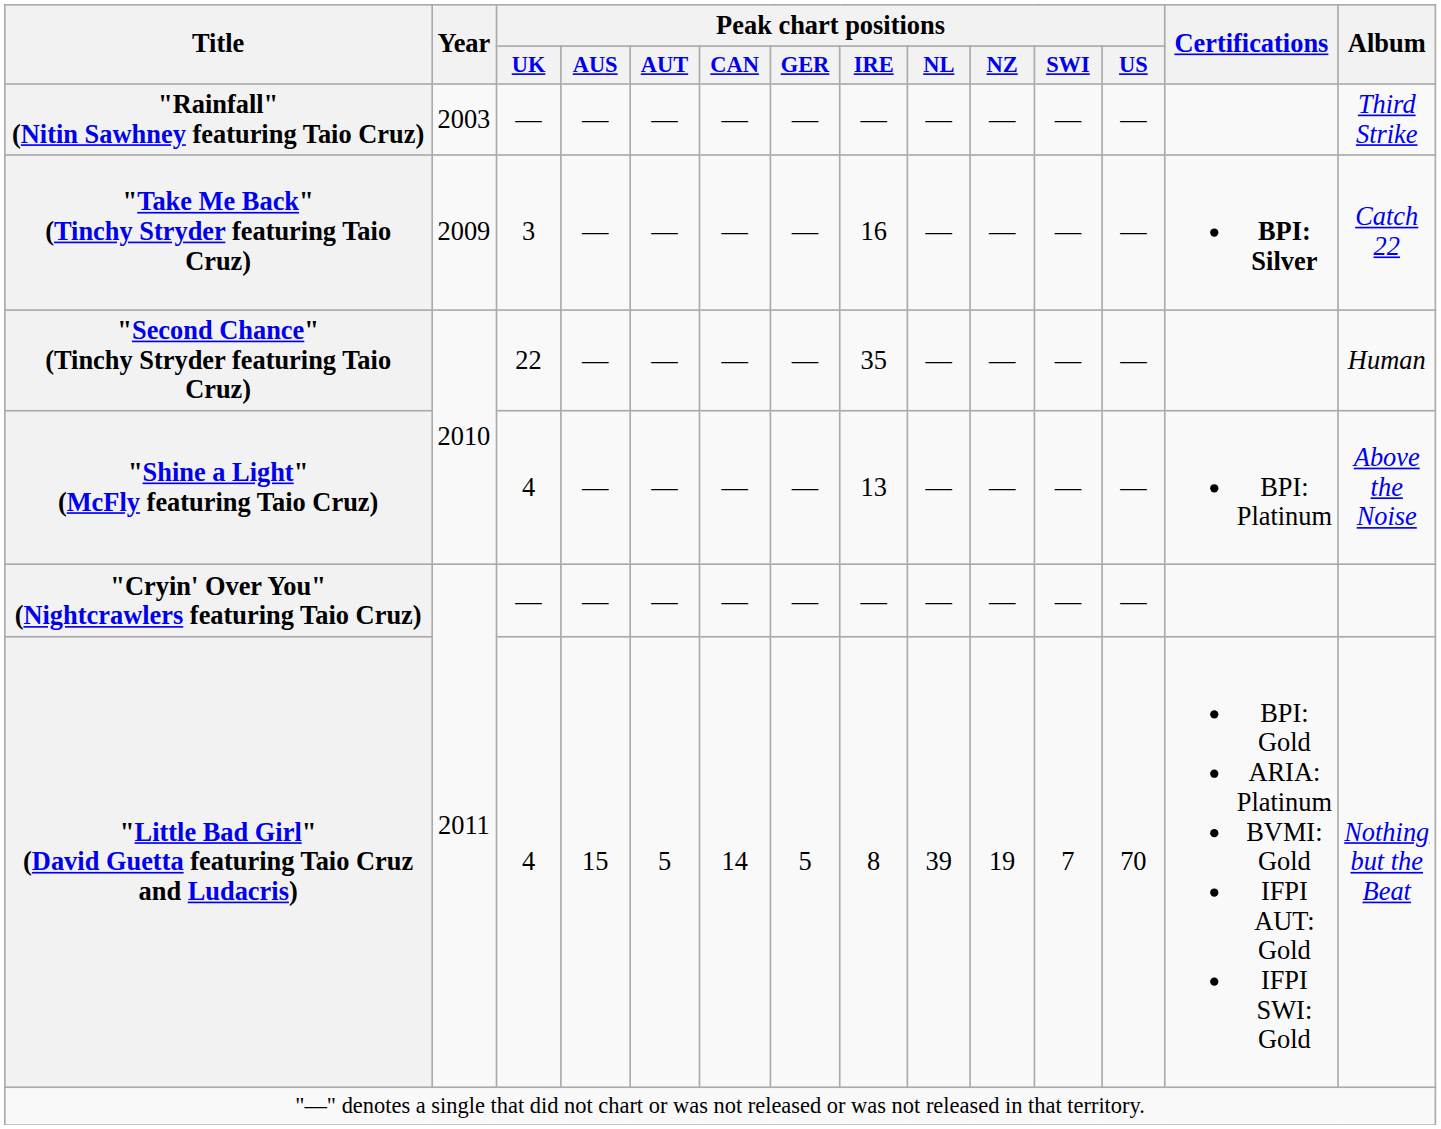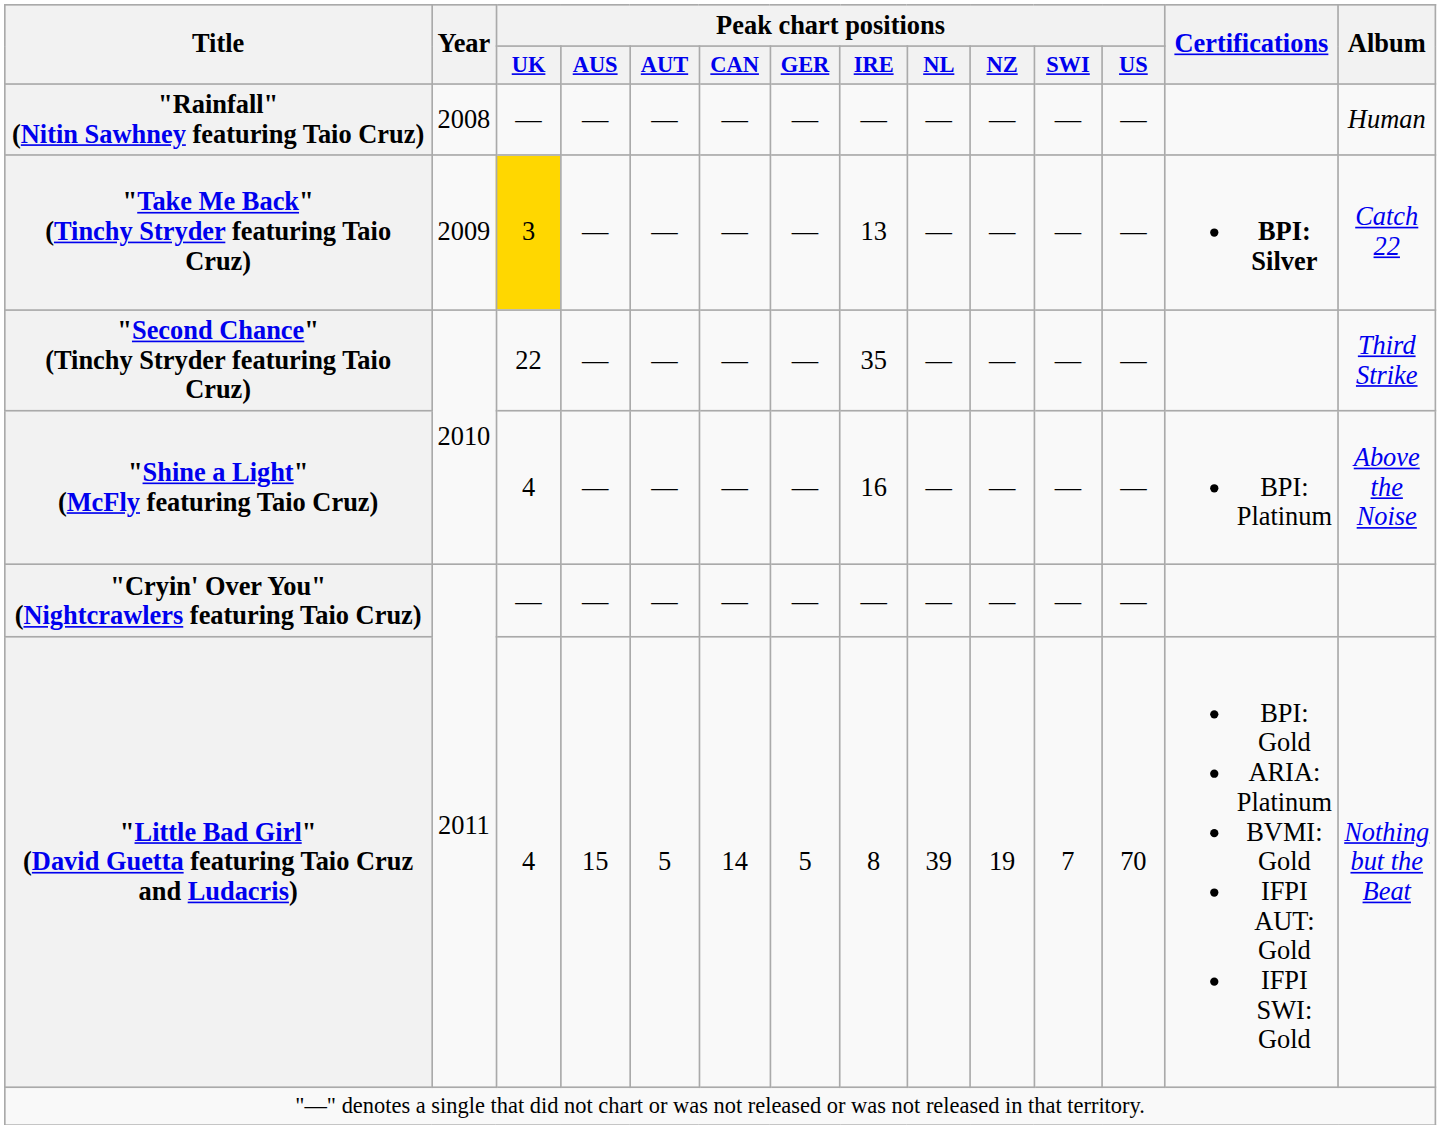(464, 119) 2003 -> (464, 119) 2008
(1387, 119) Third Strike -> (1387, 119) Human
(529, 231) no background -> (529, 231) gold background
(874, 231) 16 -> (874, 231) 13
(1387, 359) Human -> (1387, 359) Third Strike
(874, 487) 13 -> (874, 487) 16
